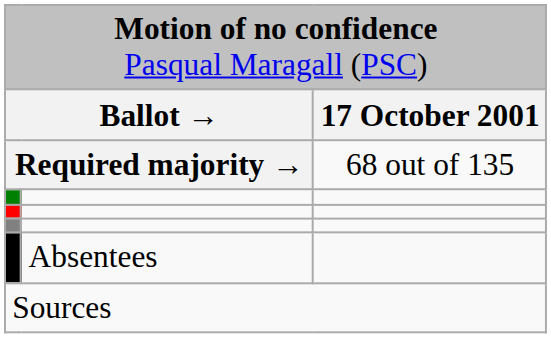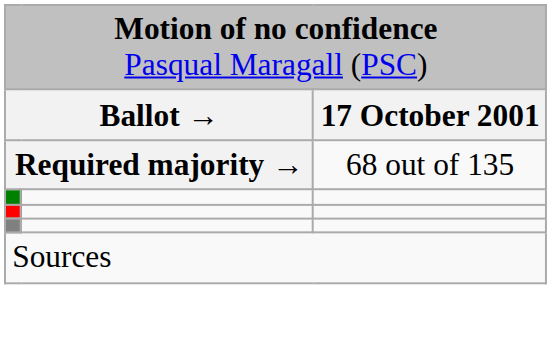- row: (13, 258)
